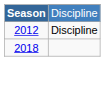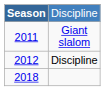+ row: (26, 37)
